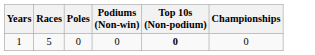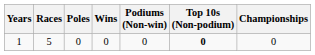+ column: (106, 19)
